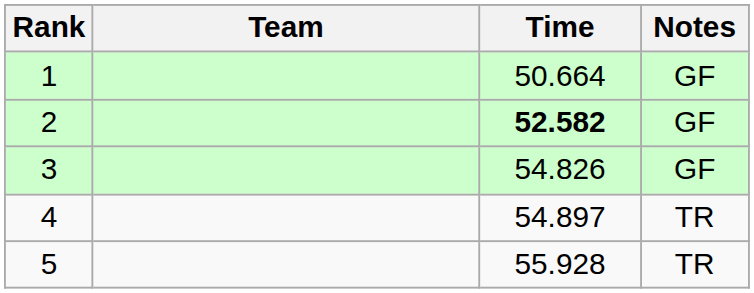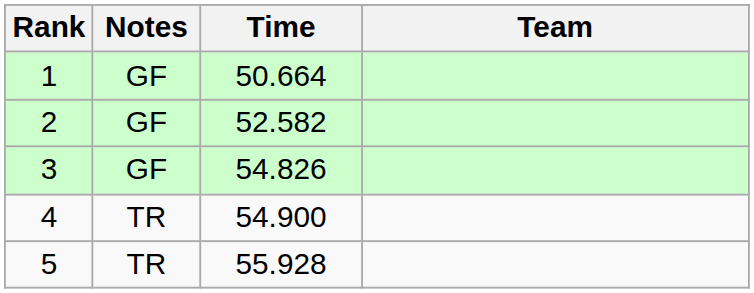columns swapped: (286, 28) <-> (695, 28)
(560, 122) bold -> (281, 122) normal
(560, 216) 54.897 -> (281, 216) 54.900
